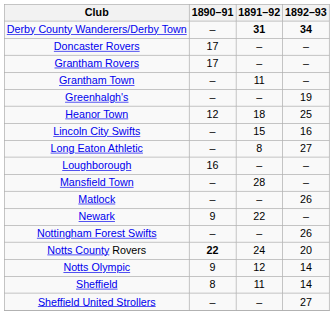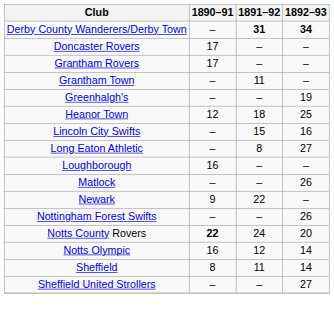- row: (97, 183)
(213, 268) 9 -> (213, 251) 16
